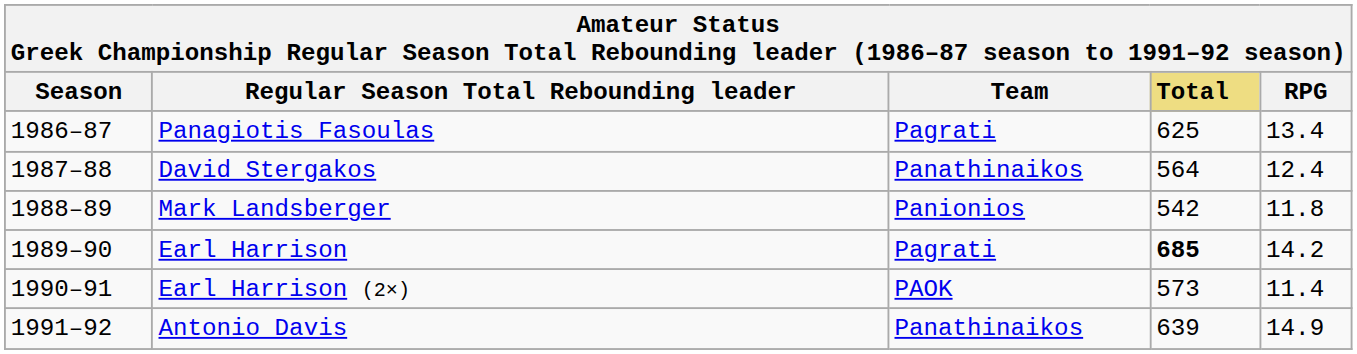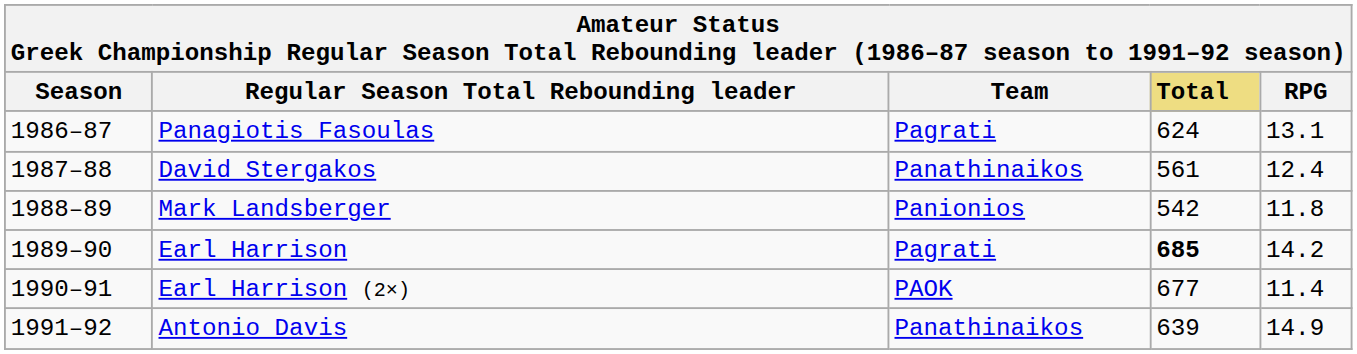(1178, 131) 625 -> (1178, 131) 624
(1295, 131) 13.4 -> (1295, 131) 13.1
(1178, 171) 564 -> (1178, 171) 561
(1178, 289) 573 -> (1178, 289) 677
